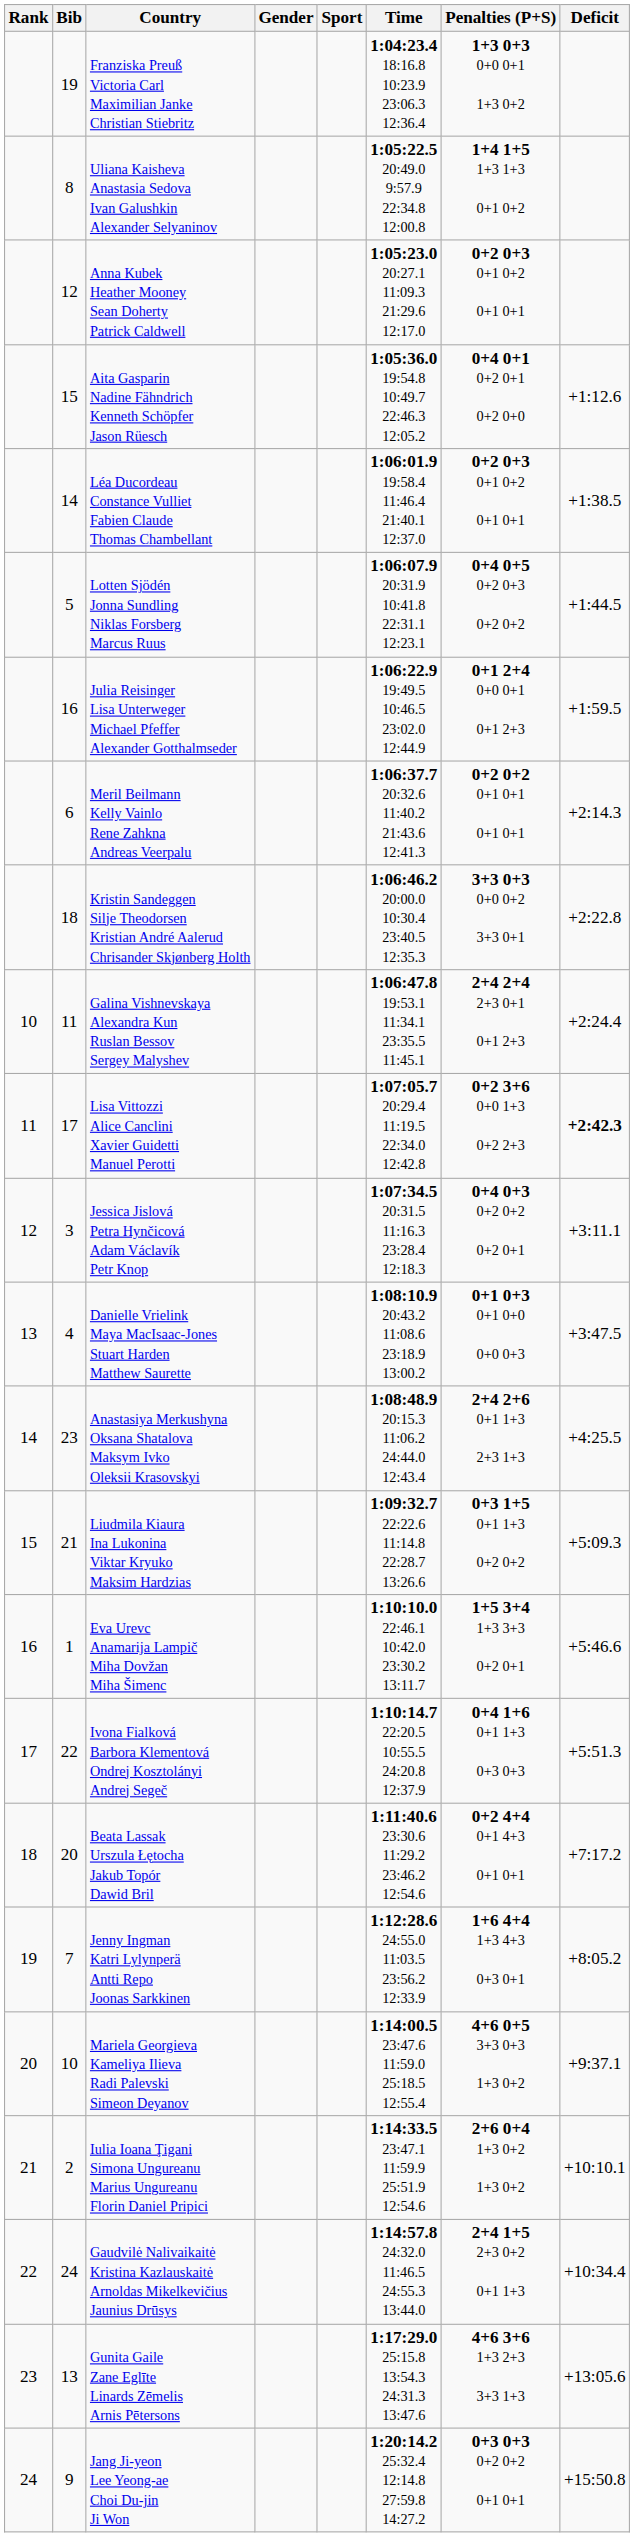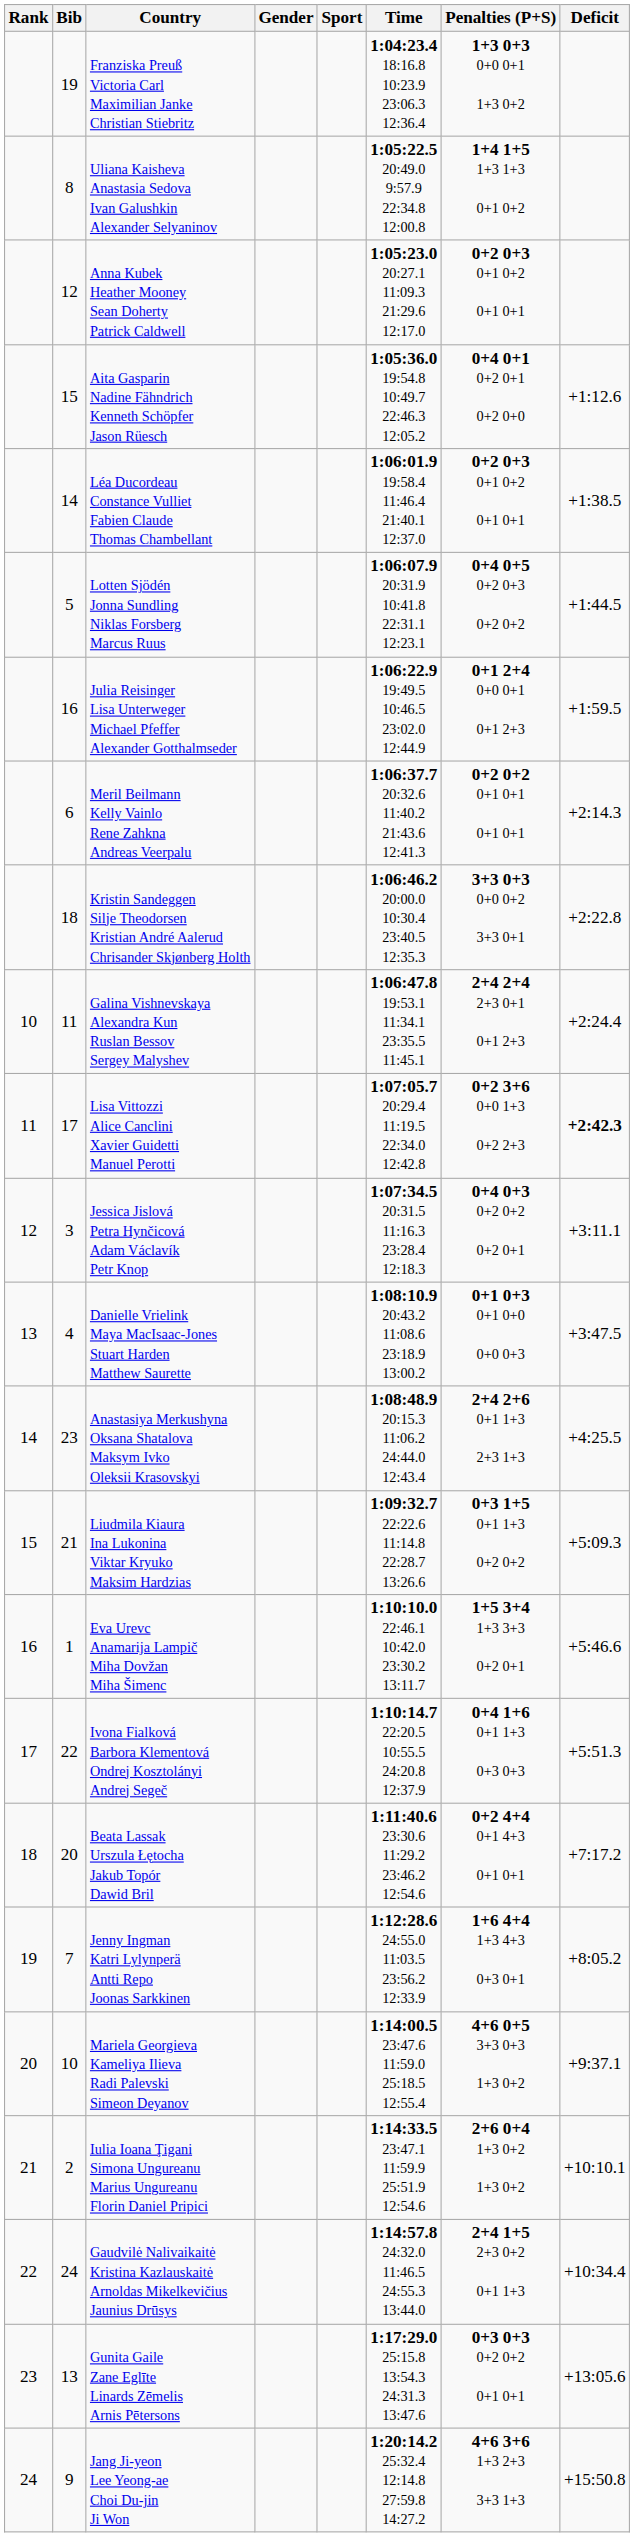(501, 2366) 4+6 3+6 1+3 2+3 3+3 1+3 -> (501, 2366) 0+3 0+3 0+2 0+2 0+1 0+1
(501, 2470) 0+3 0+3 0+2 0+2 0+1 0+1 -> (501, 2470) 4+6 3+6 1+3 2+3 3+3 1+3
